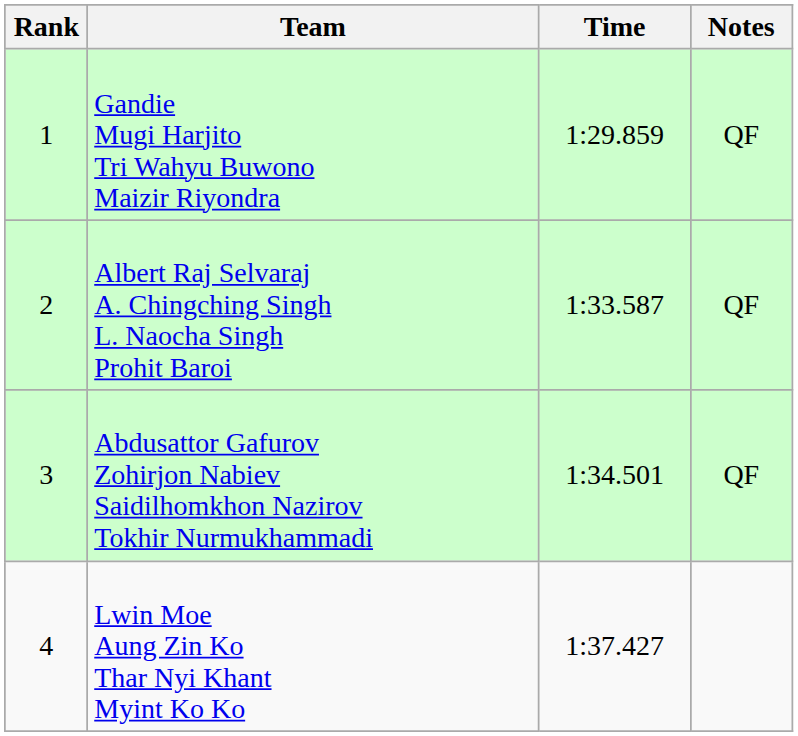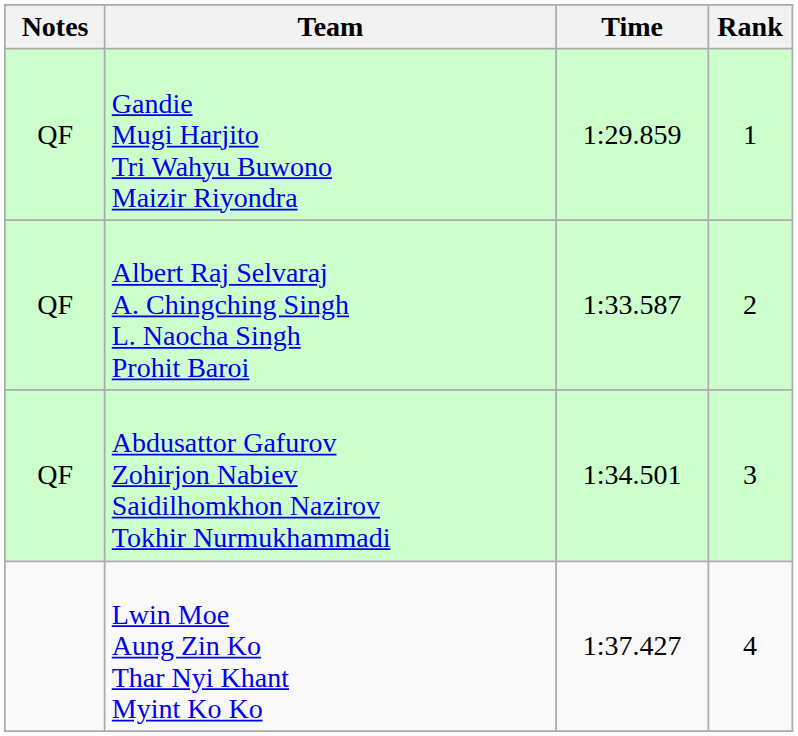columns swapped: (46, 26) <-> (741, 26)
